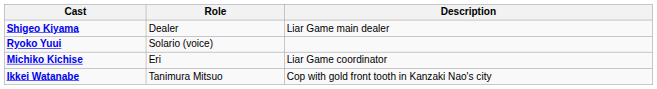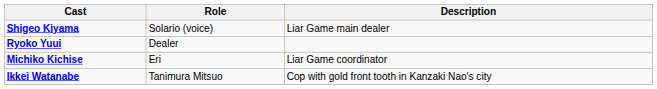(163, 28) Dealer -> (181, 28) Solario (voice)
(181, 44) Solario (voice) -> (163, 44) Dealer
